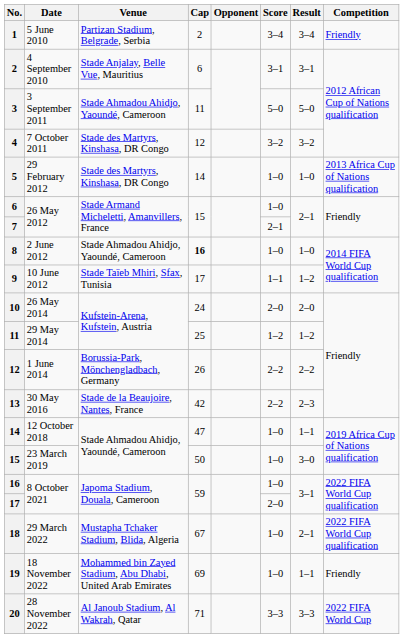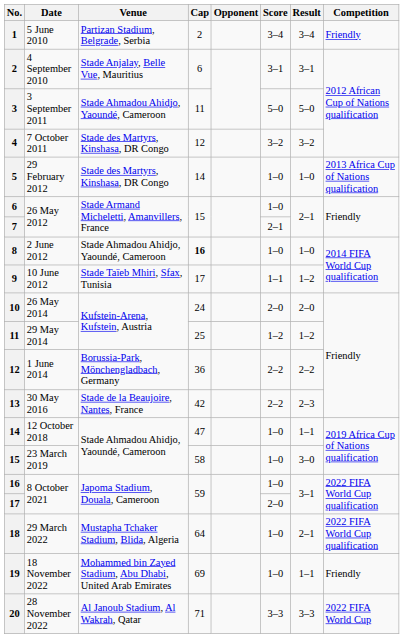(200, 369) 26 -> (200, 369) 36
(200, 460) 50 -> (200, 460) 58
(200, 534) 67 -> (200, 534) 64
